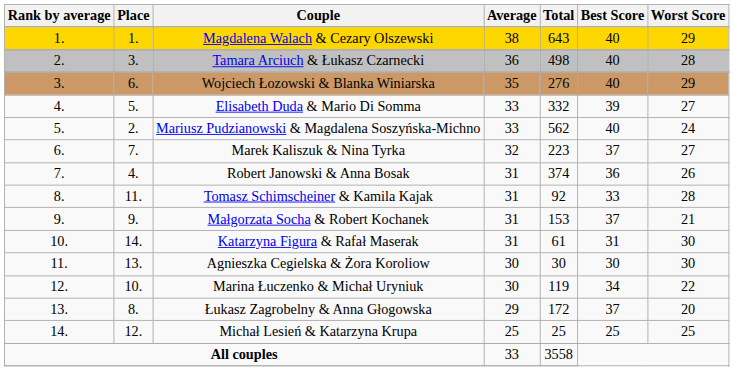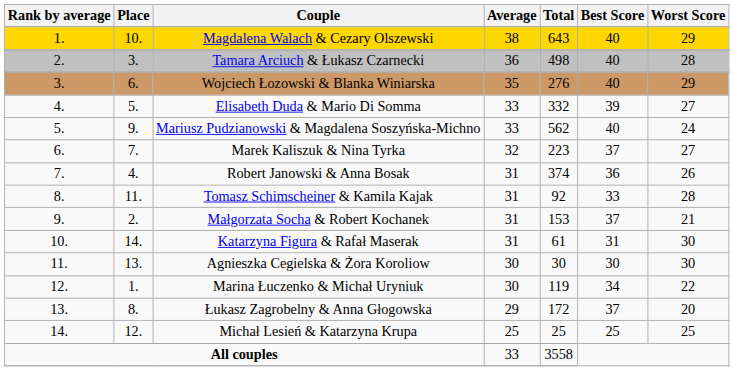(133, 38) 1. -> (133, 38) 10.
(133, 128) 2. -> (133, 128) 9.
(133, 219) 9. -> (133, 219) 2.
(133, 286) 10. -> (133, 286) 1.
